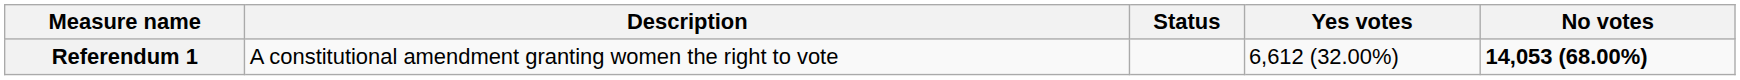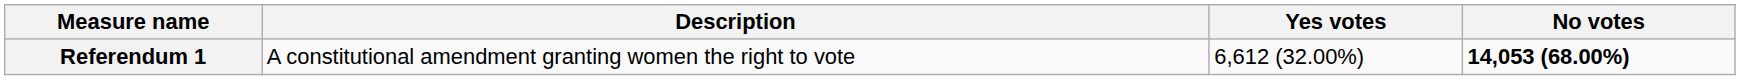- column: (1187, 21)
